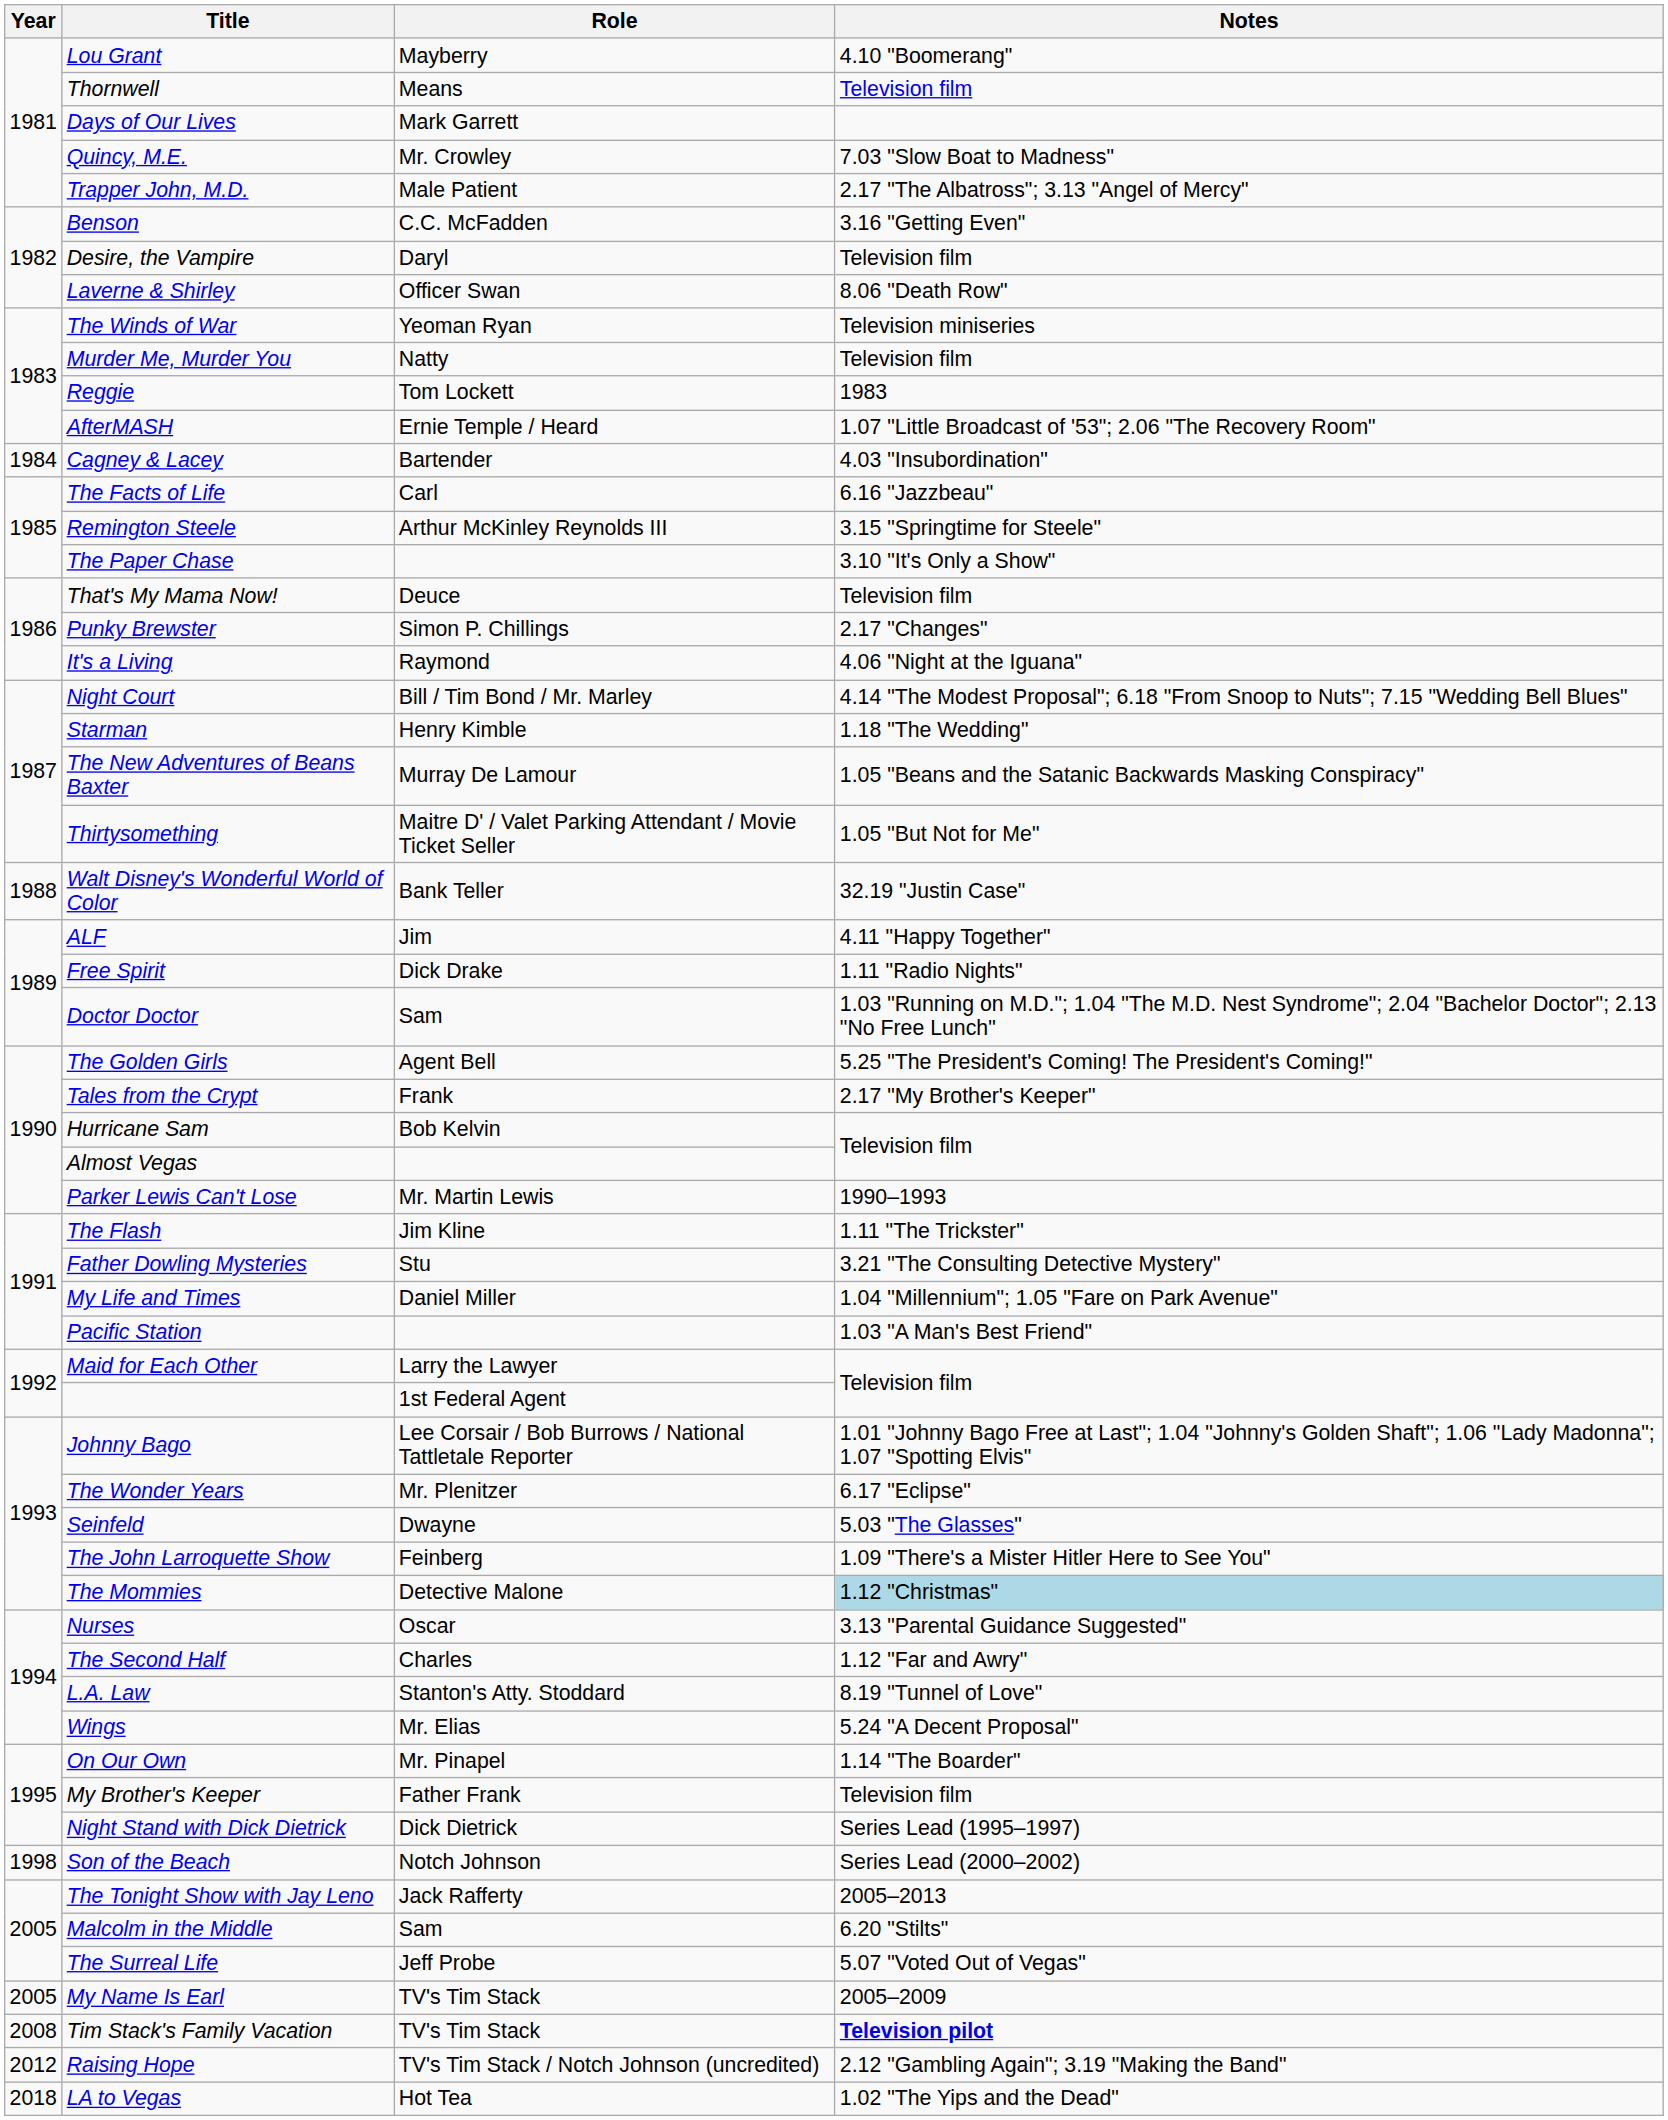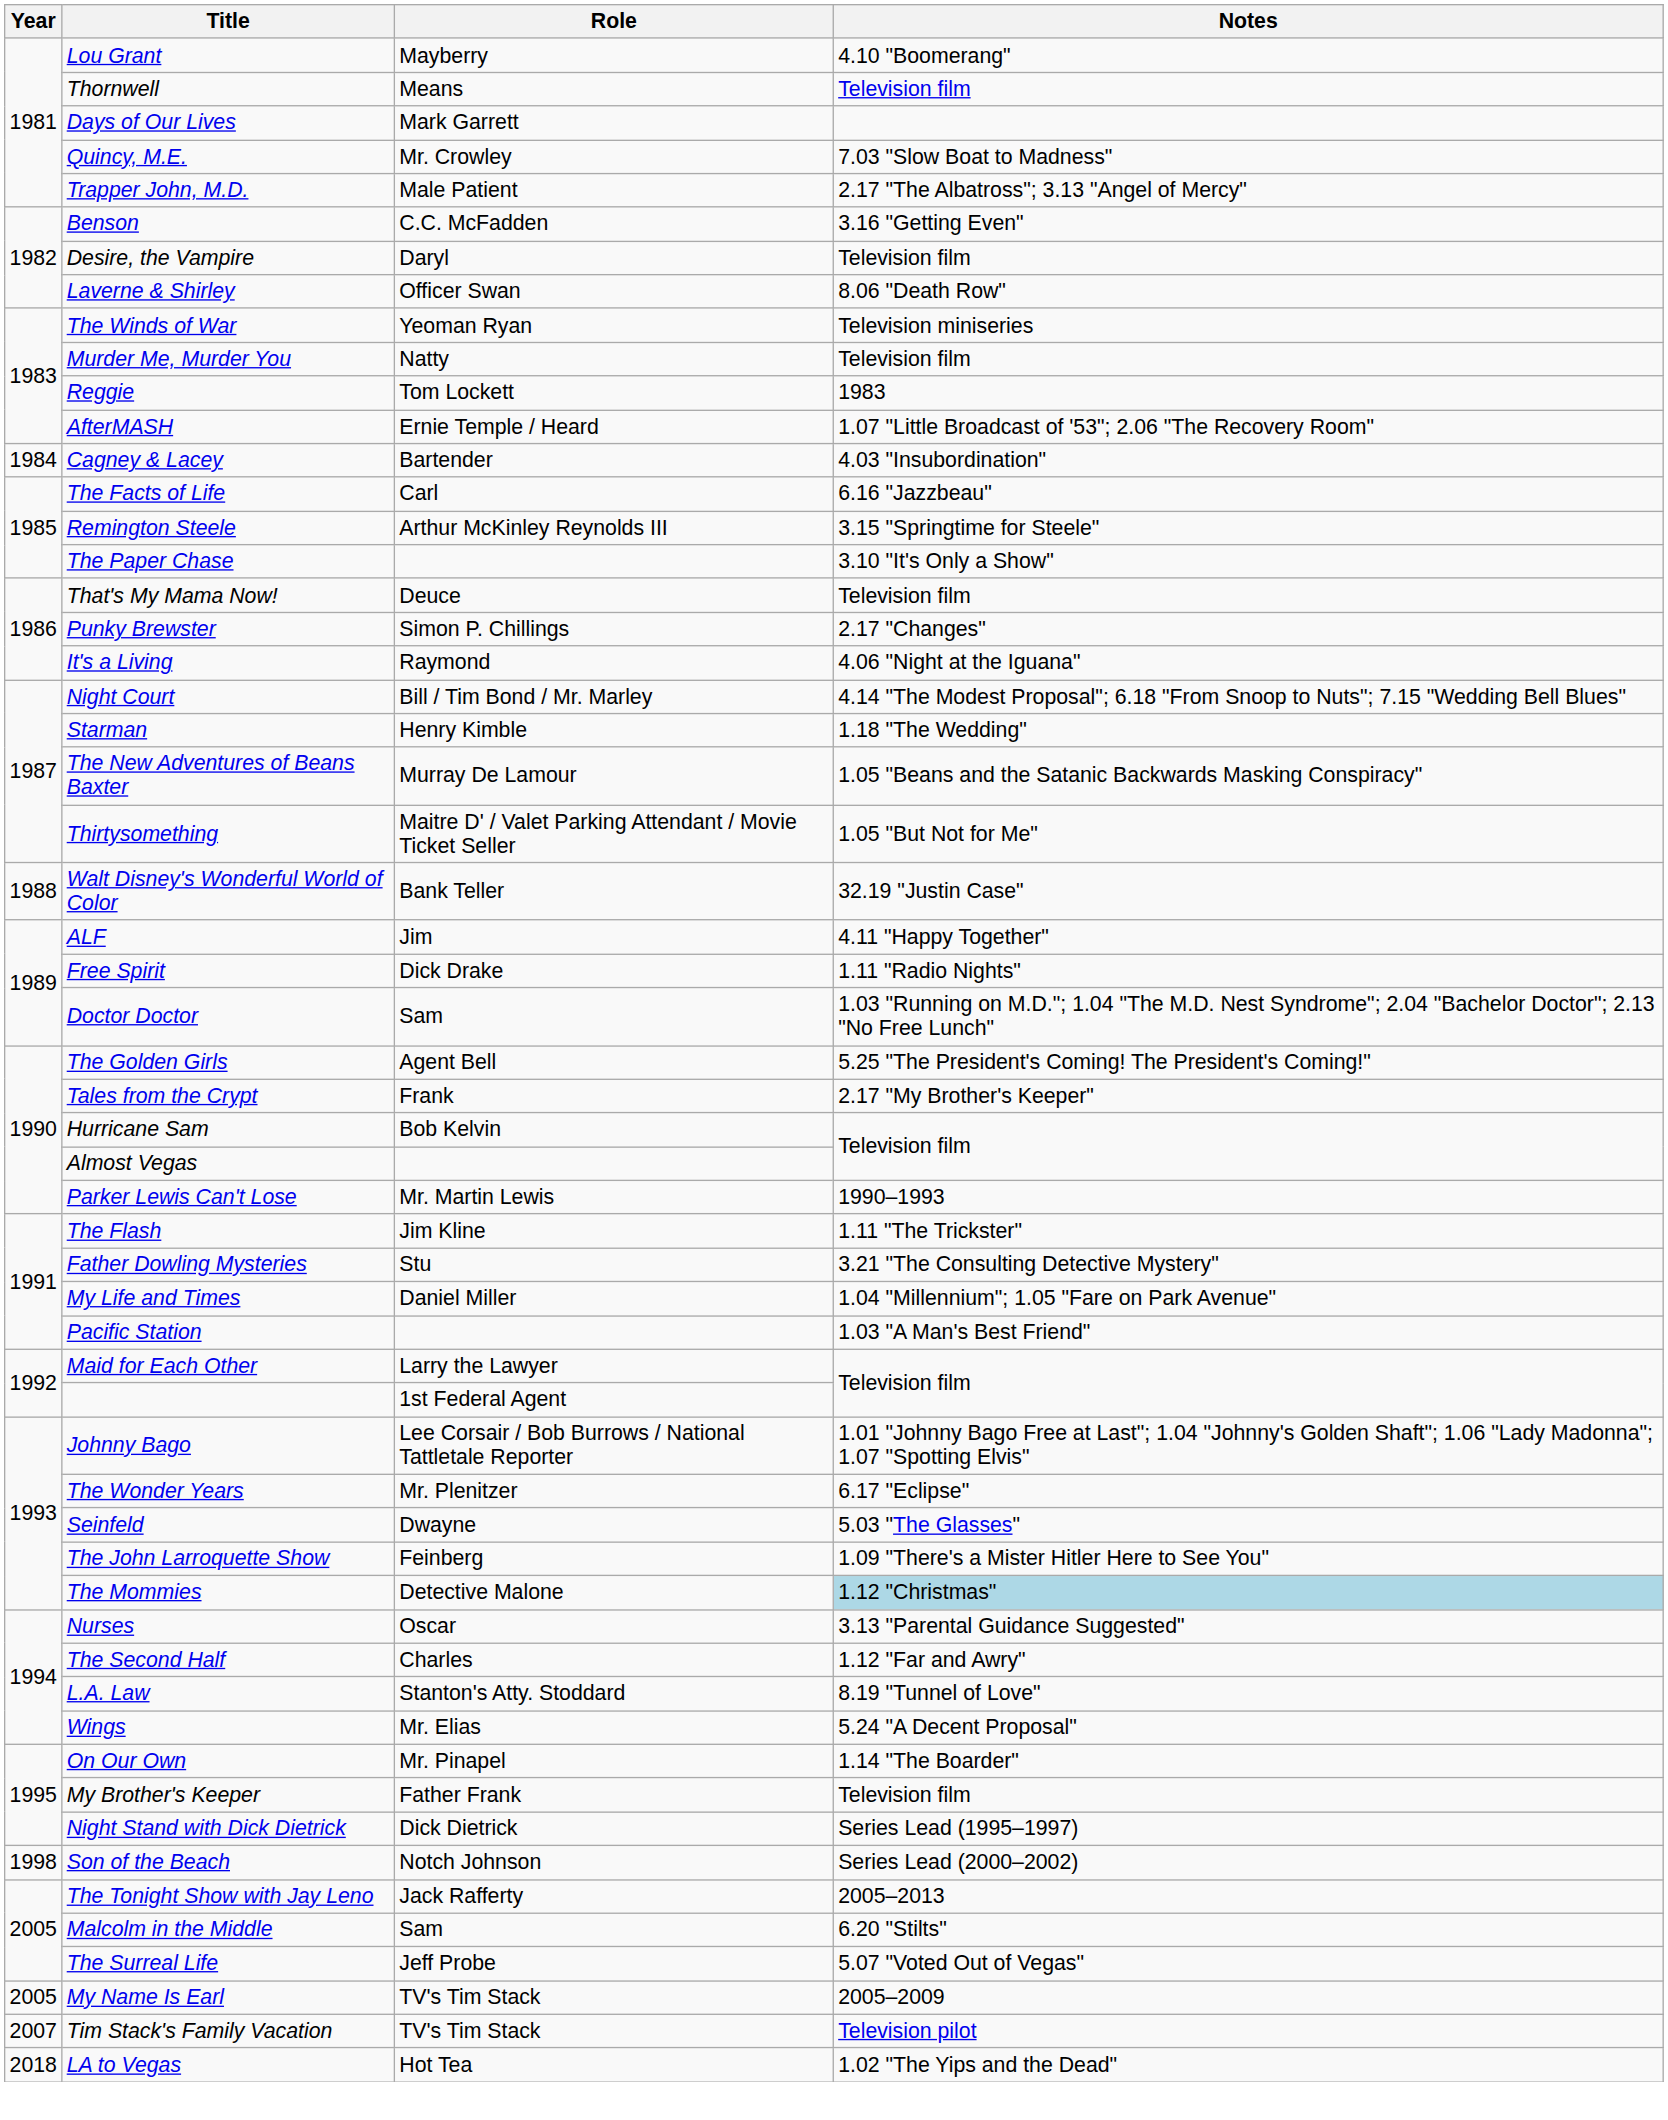(33, 2031) 2008 -> (33, 2031) 2007
(917, 2031) bold -> (907, 2031) normal
- row: (131, 2064)
